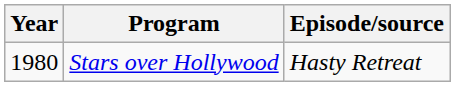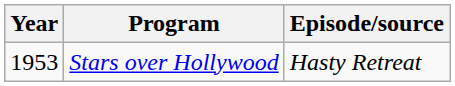(34, 61) 1980 -> (34, 61) 1953
